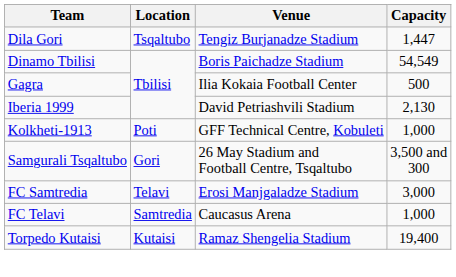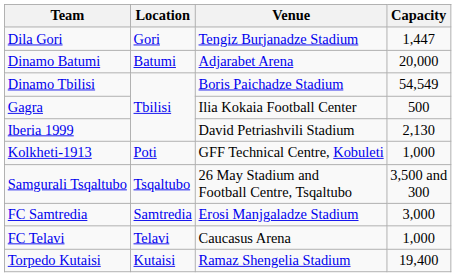(162, 38) Tsqaltubo -> (147, 38) Gori
+ row: (54, 61)
(147, 161) Gori -> (162, 183) Tsqaltubo
(151, 191) Telavi -> (163, 214) Samtredia
(163, 214) Samtredia -> (151, 237) Telavi
